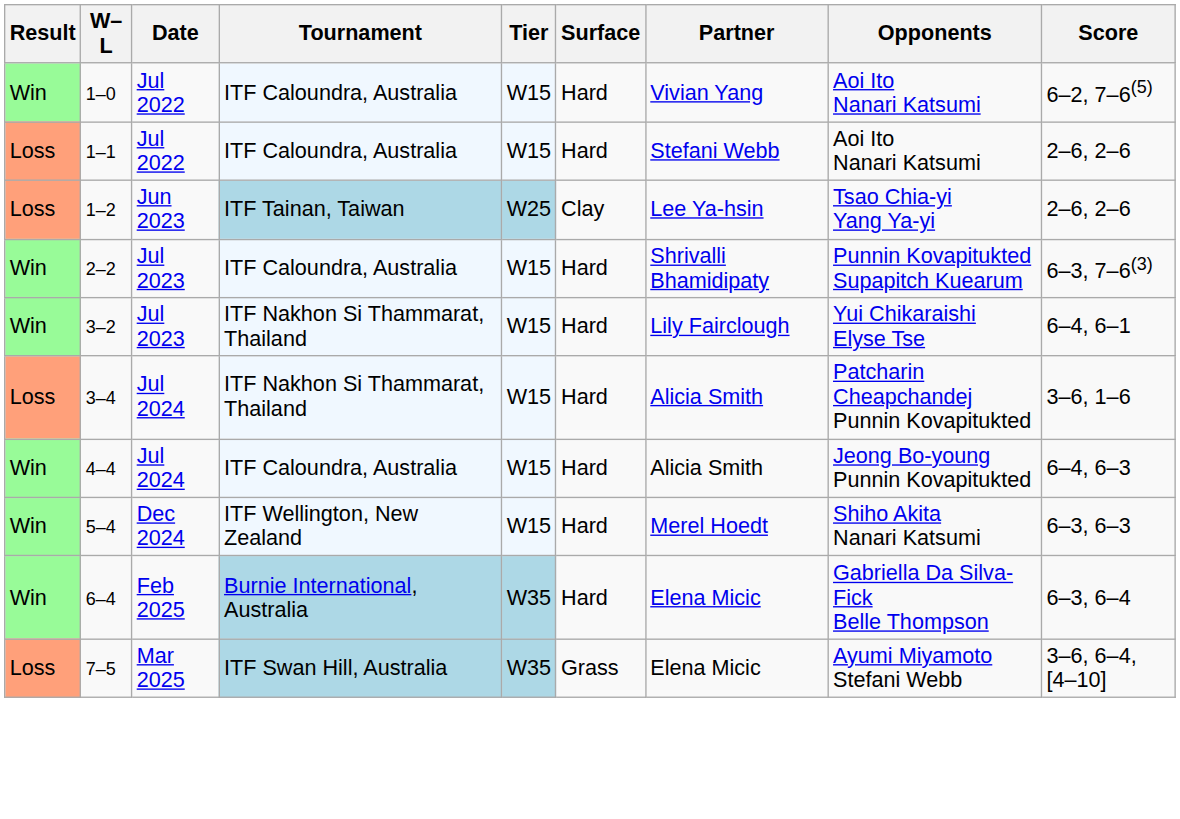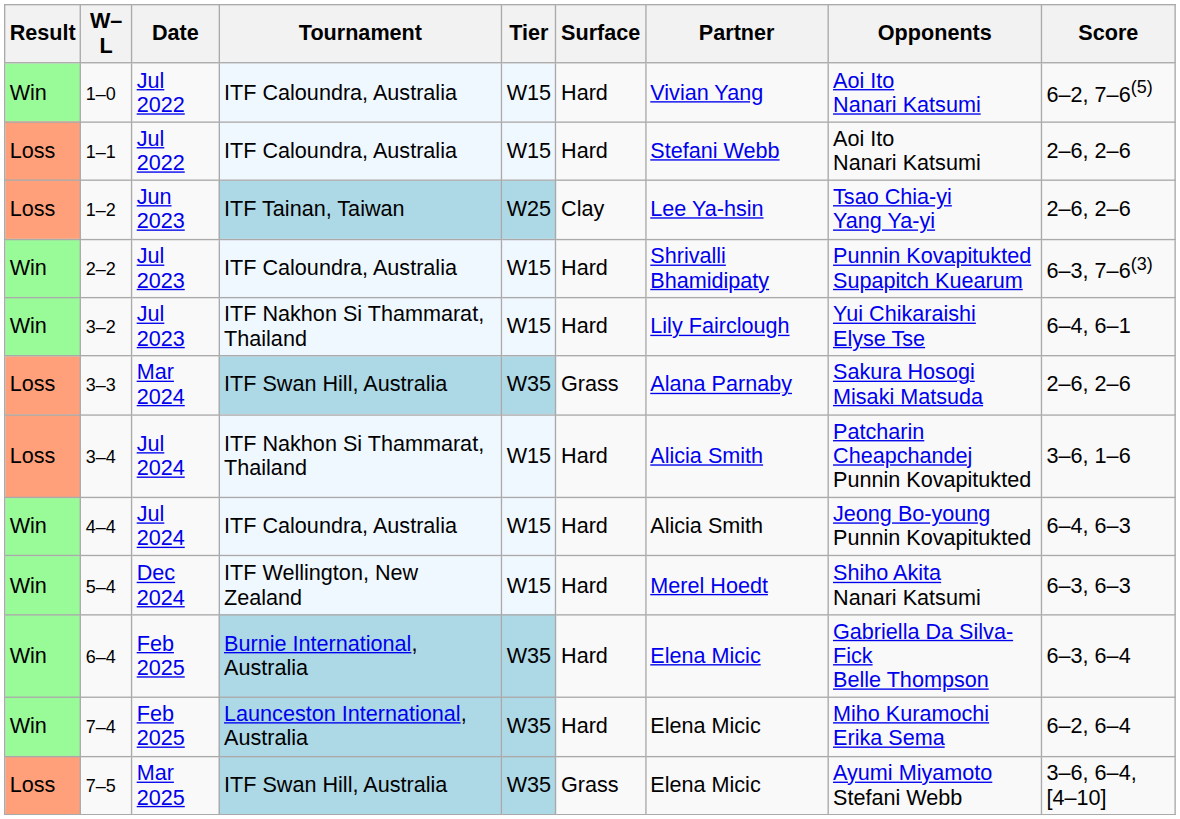+ row: (101, 386)
+ row: (101, 727)
